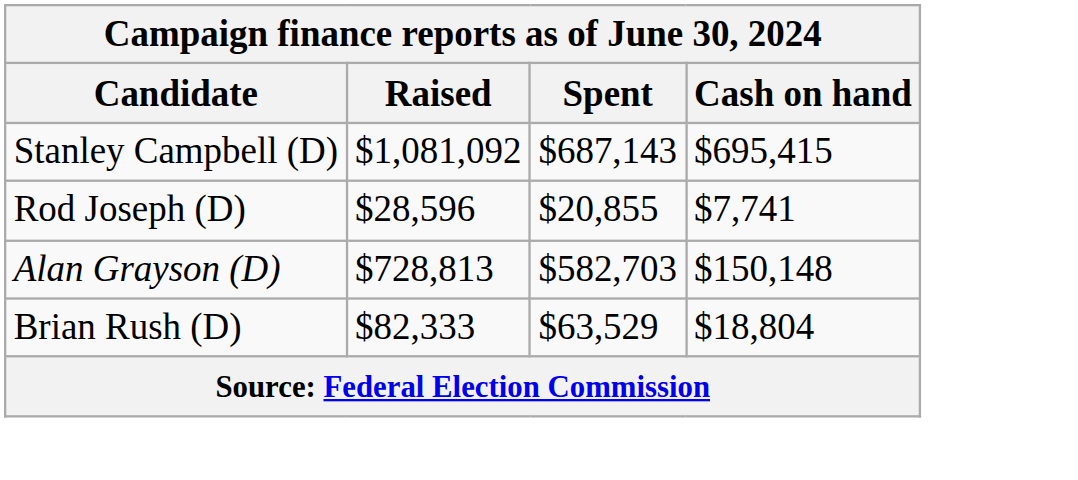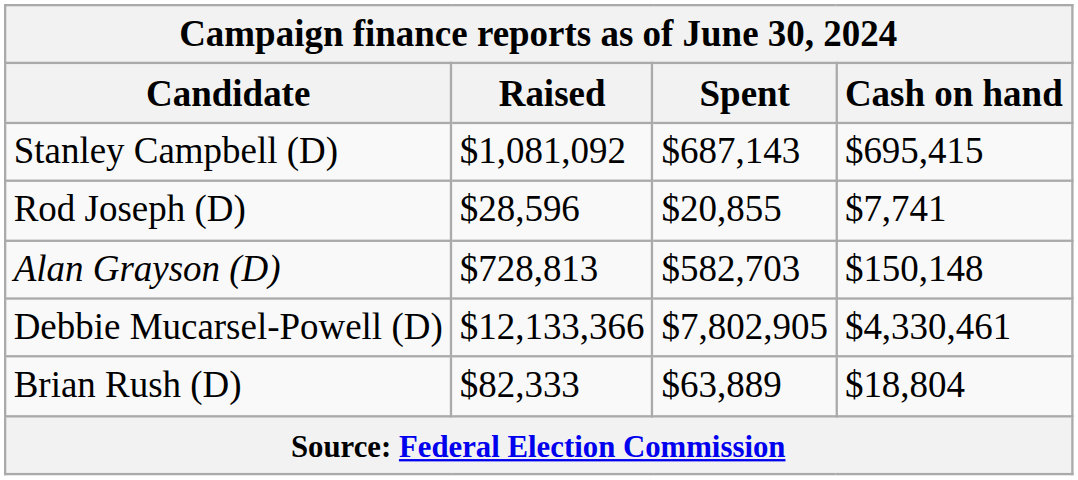+ row: (228, 326)
(599, 326) $63,529 -> (722, 385) $63,889
